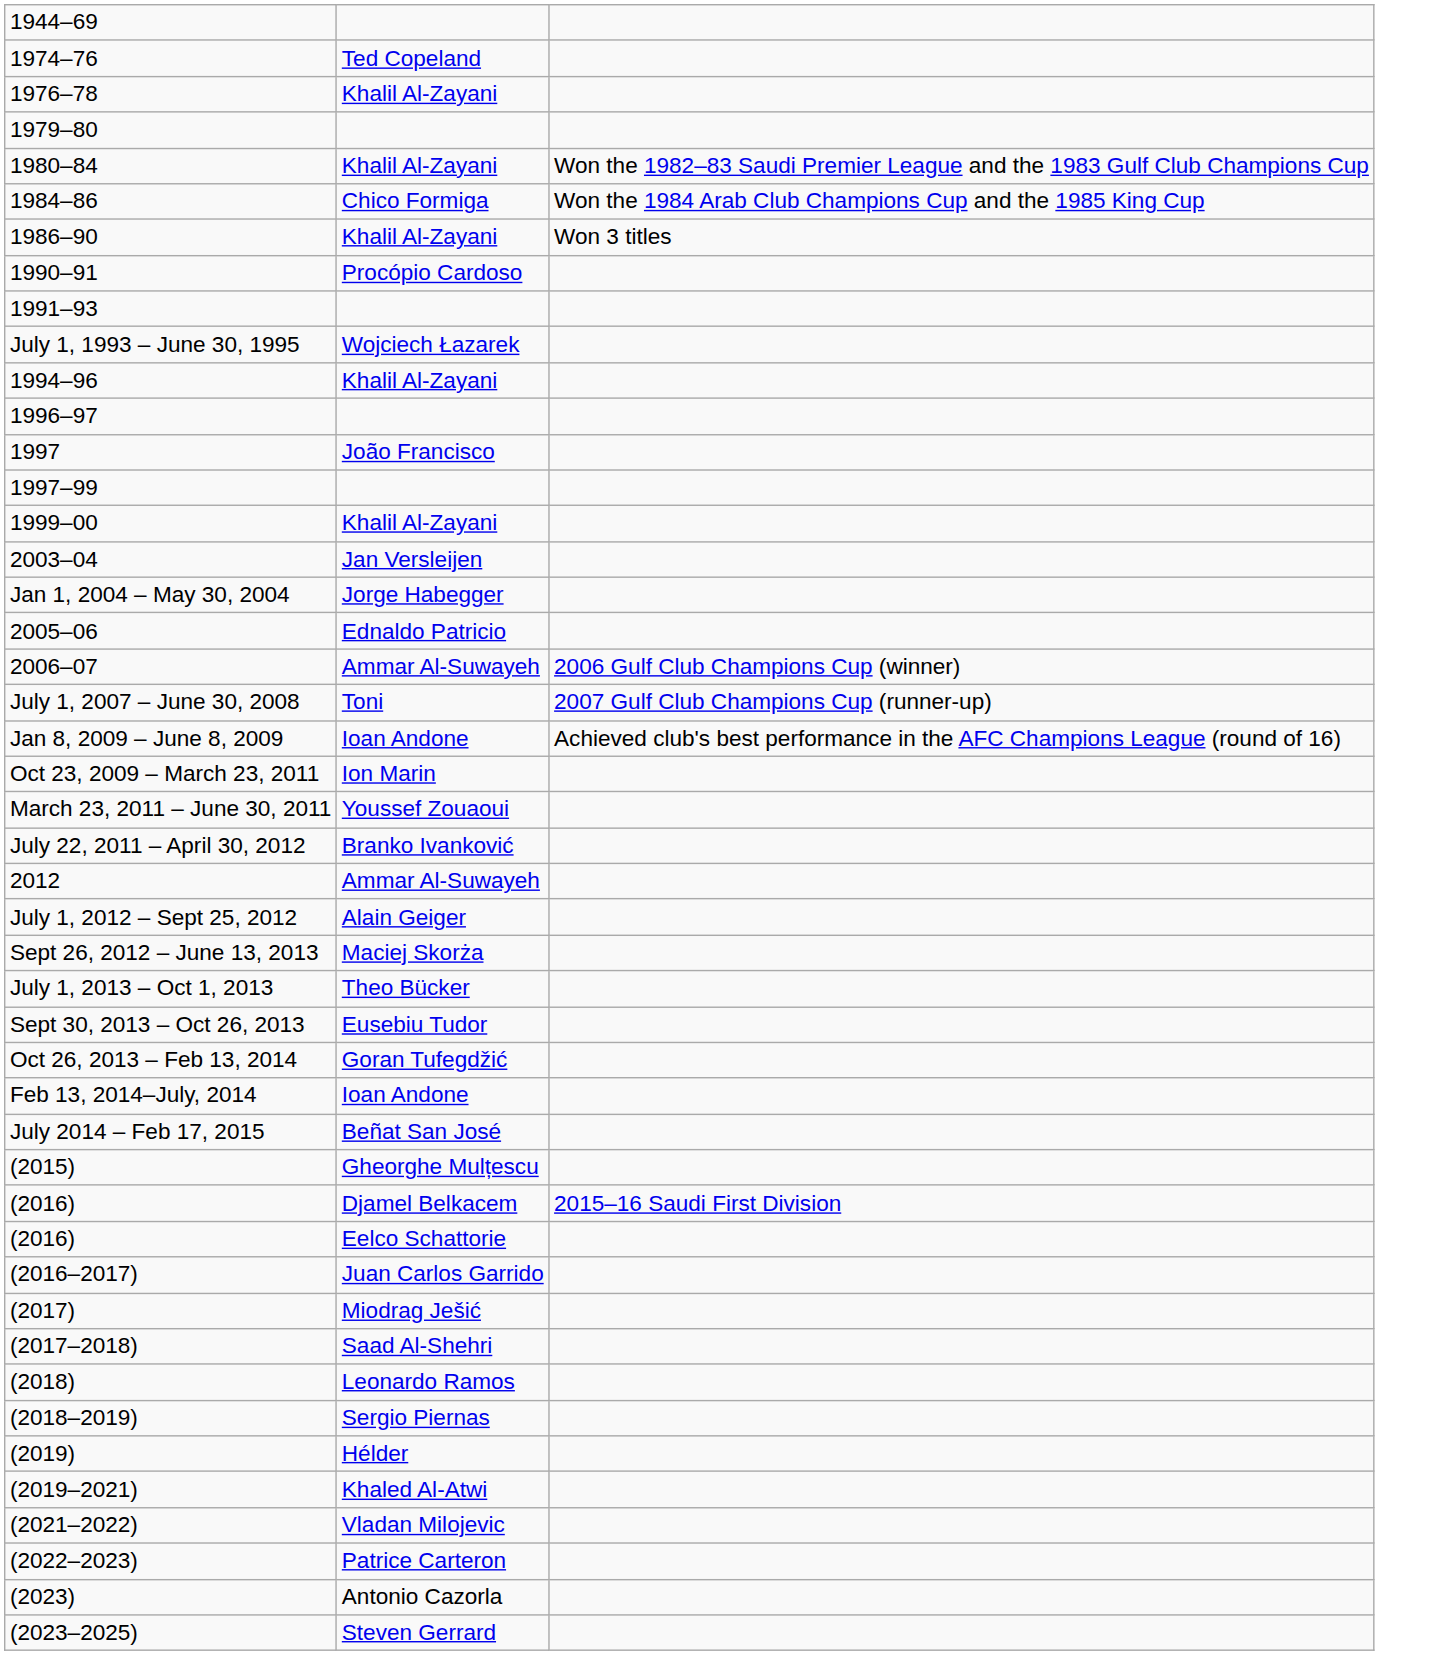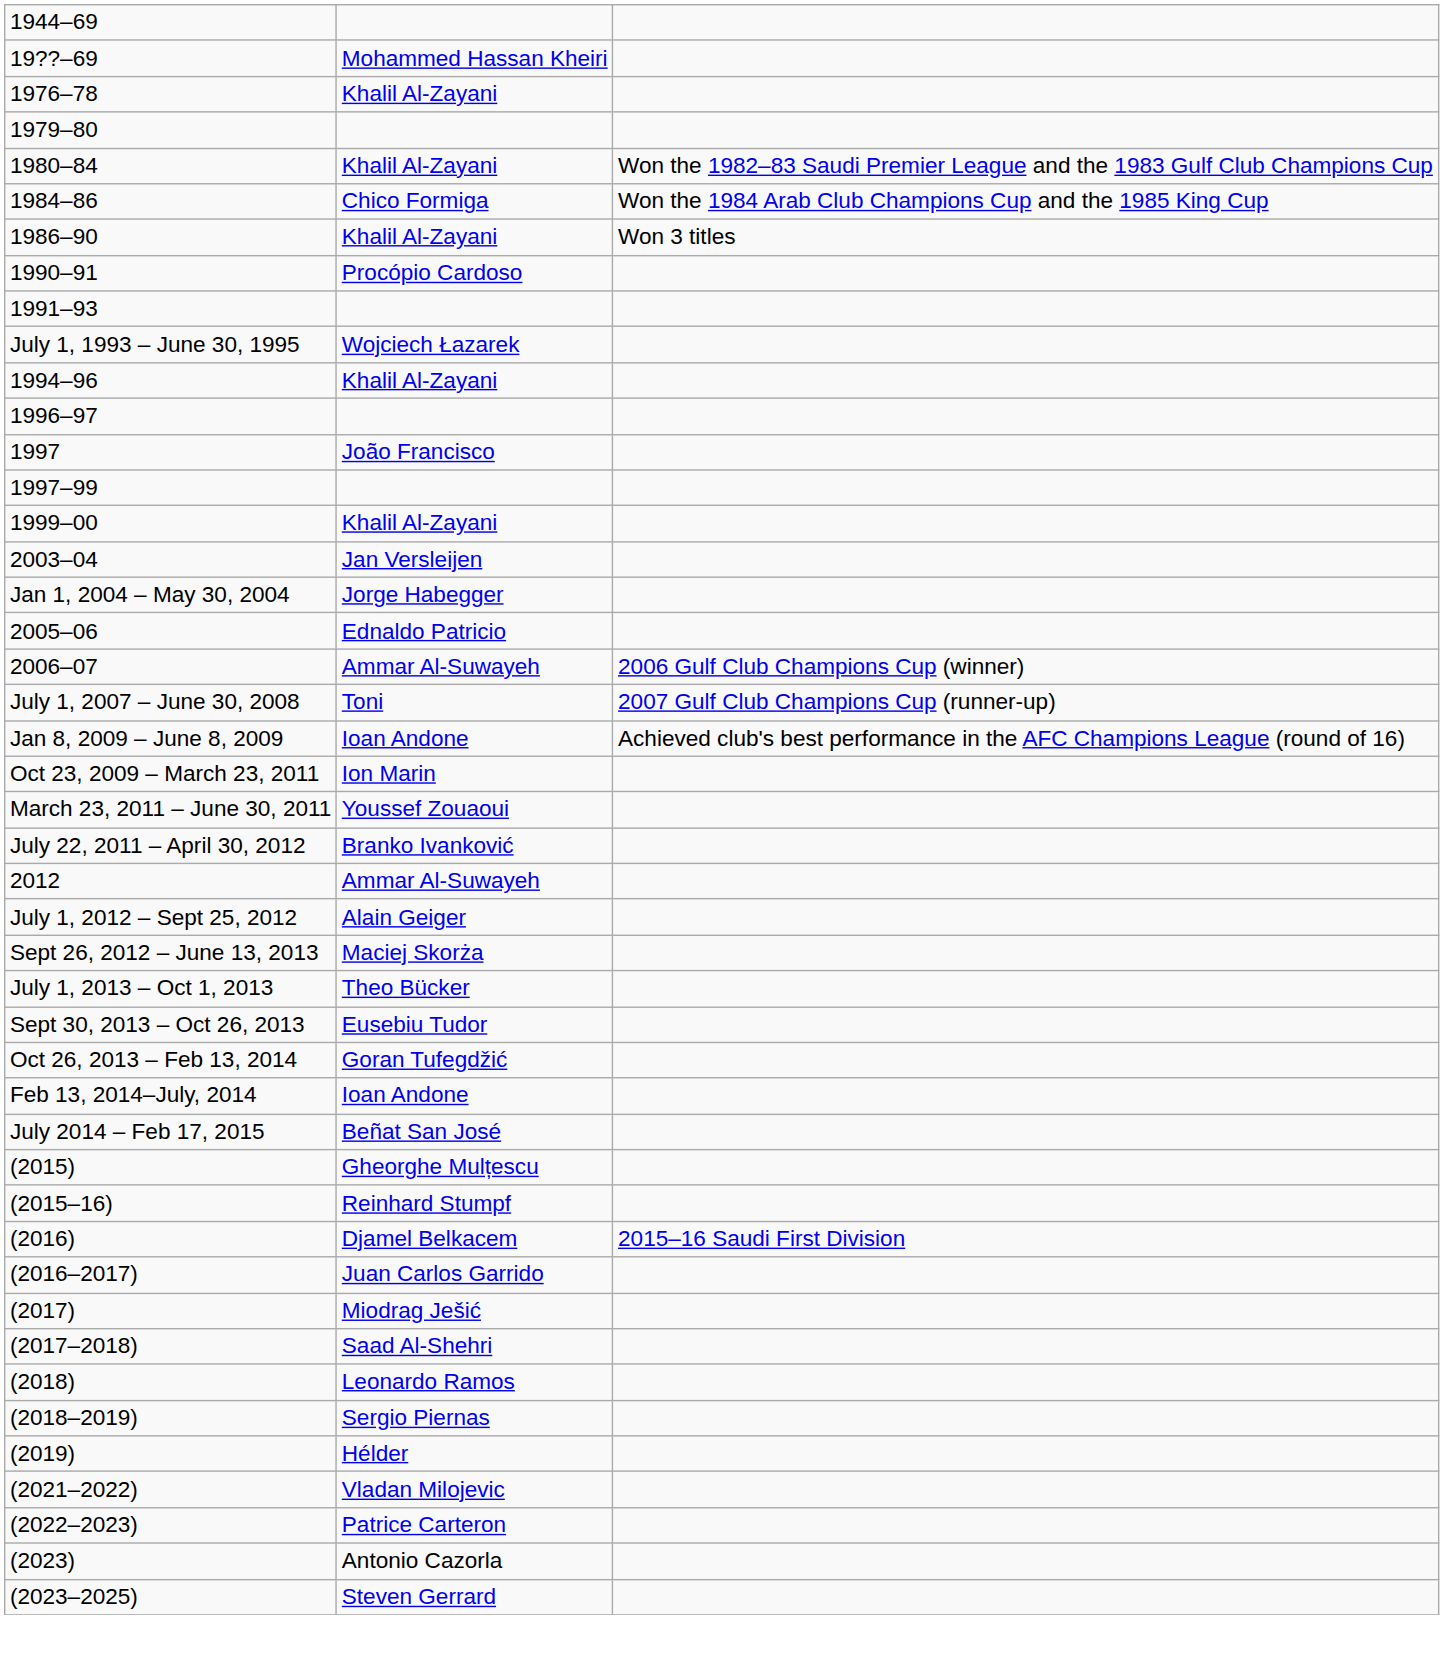+ row: (54, 58)
- row: (54, 58)
+ row: (61, 1203)
- row: (43, 1238)
- row: (74, 1489)
